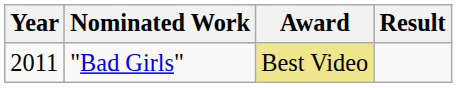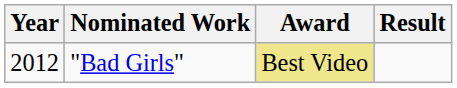(34, 62) 2011 -> (35, 62) 2012
